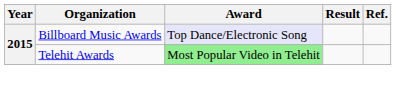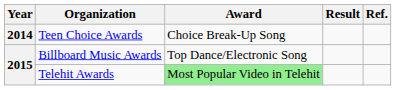+ row: (90, 34)
(237, 34) lavender background -> (237, 54) no background
